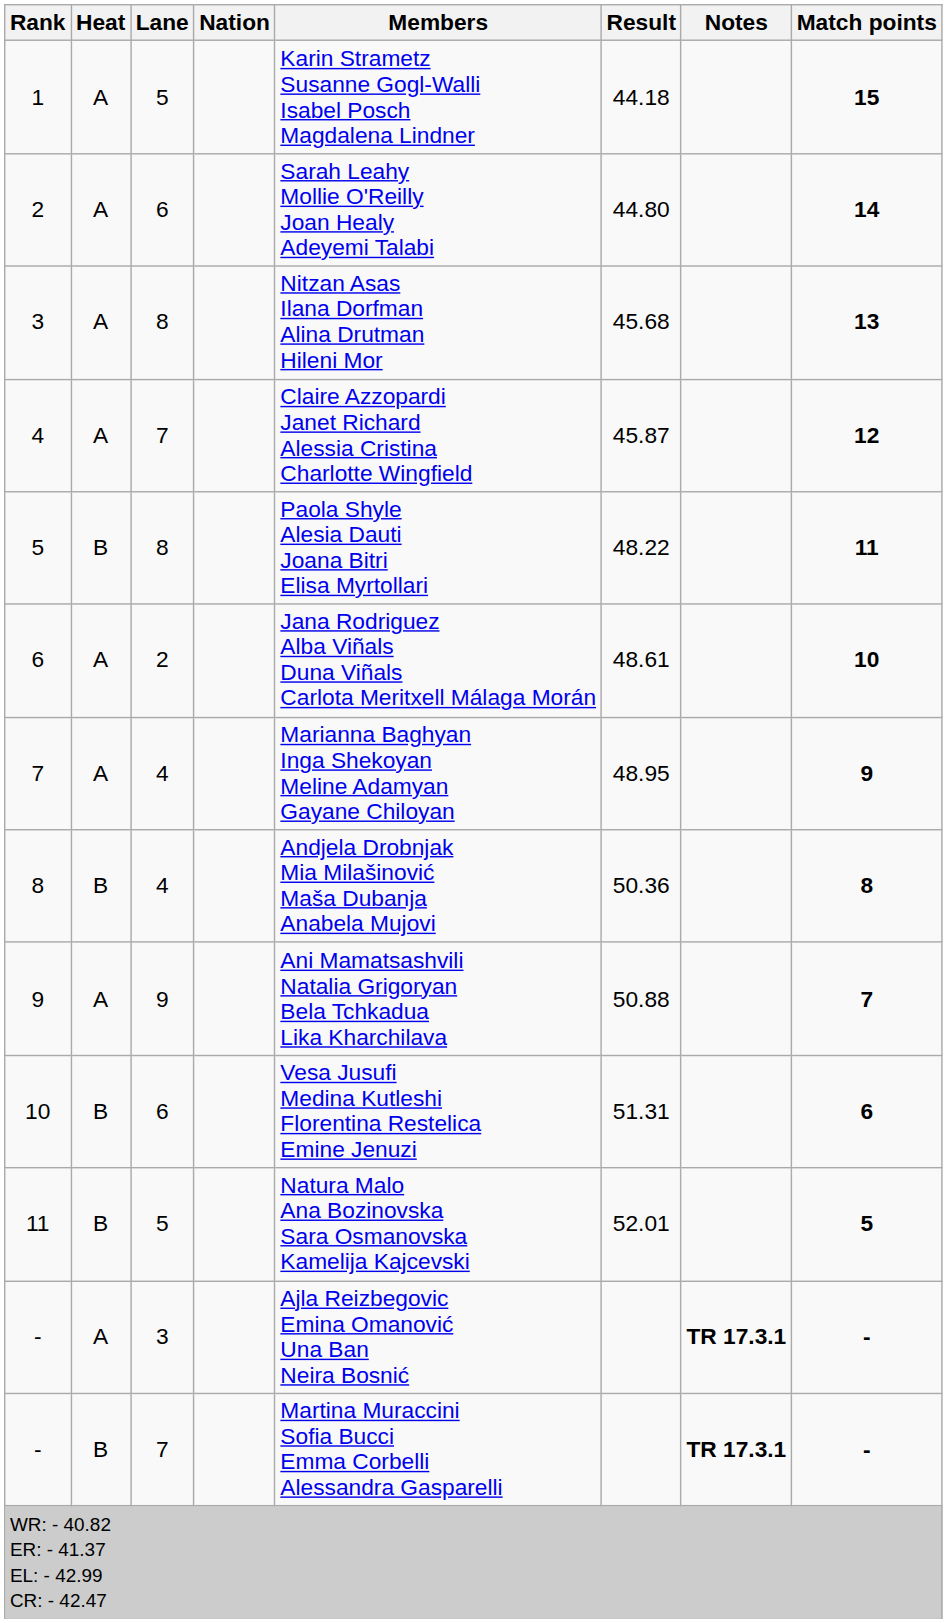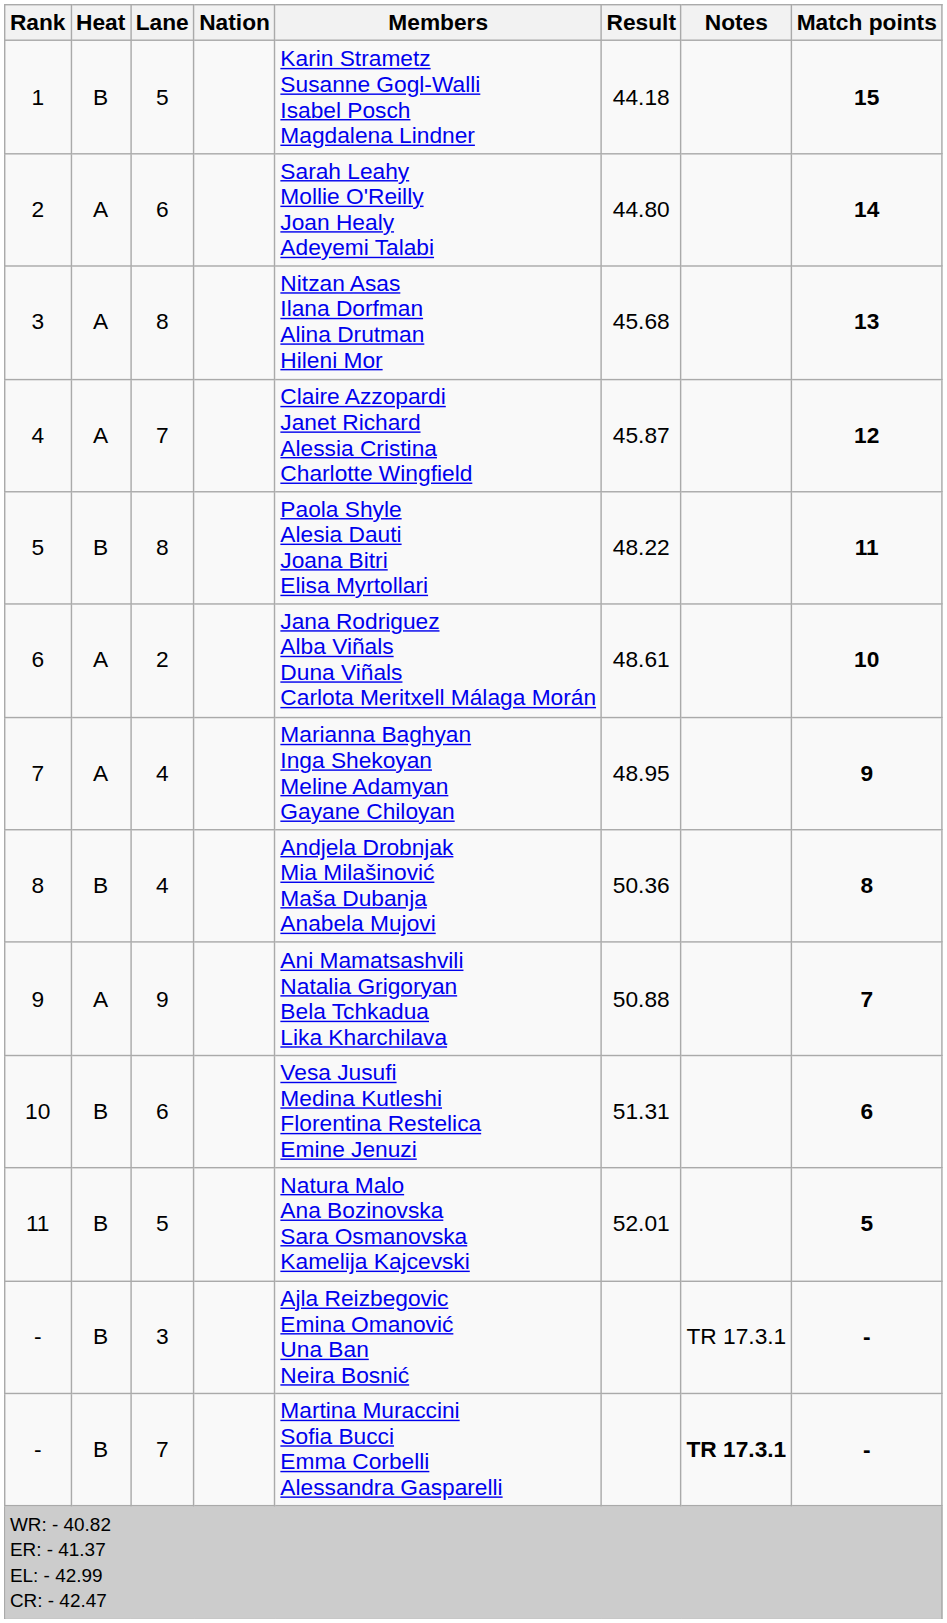(101, 96) A -> (101, 96) B
(101, 1336) A -> (101, 1336) B
(736, 1336) bold -> (736, 1336) normal
